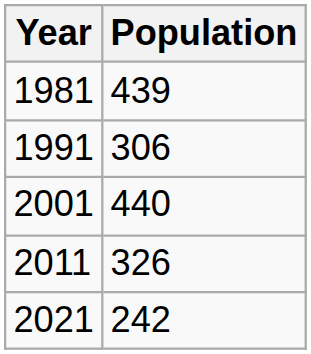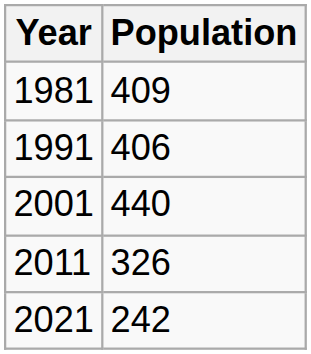(141, 90) 439 -> (141, 90) 409
(141, 147) 306 -> (141, 147) 406
